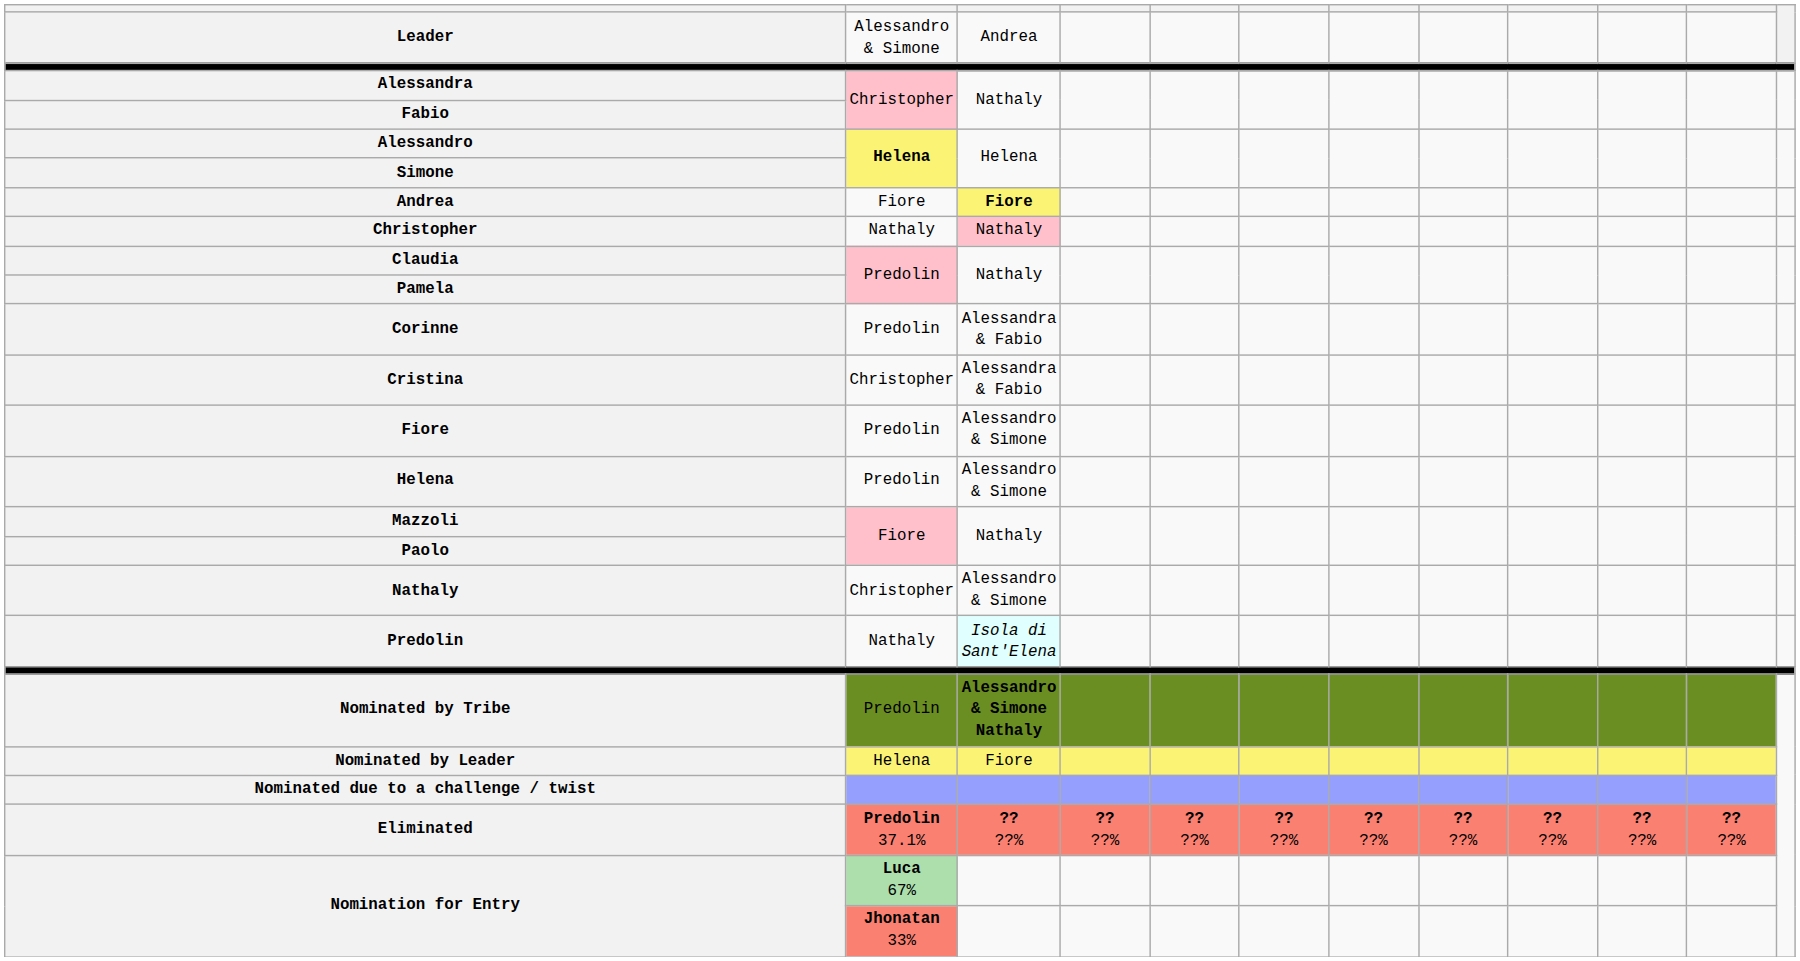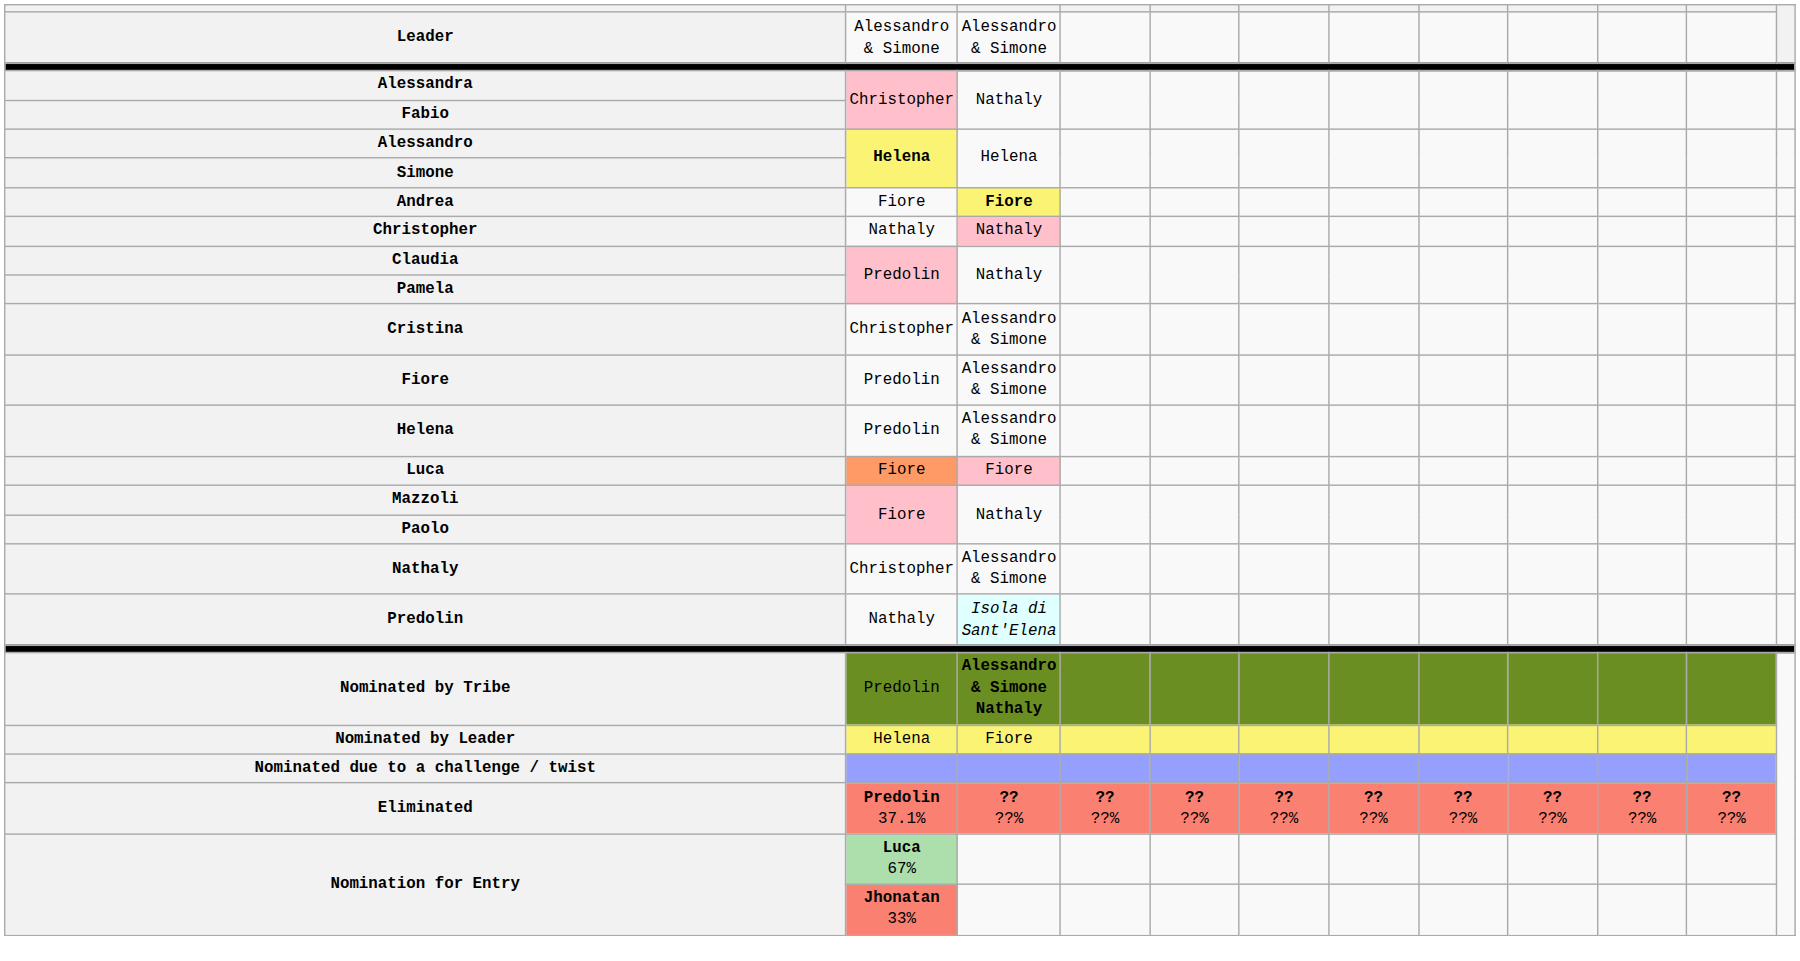(1009, 37) Andrea -> (1009, 37) Alessandro & Simone
- row: (425, 329)
(1009, 380) Alessandra & Fabio -> (1009, 329) Alessandro & Simone
+ row: (425, 470)
